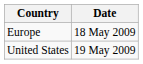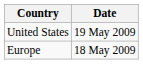rows swapped: (24, 31) <-> (38, 50)
